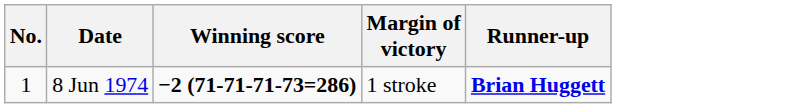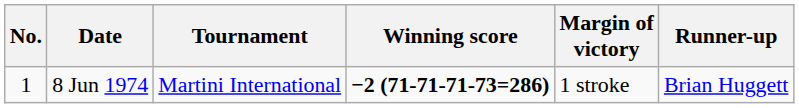+ column: (250, 35)
(538, 84) bold -> (726, 84) normal
